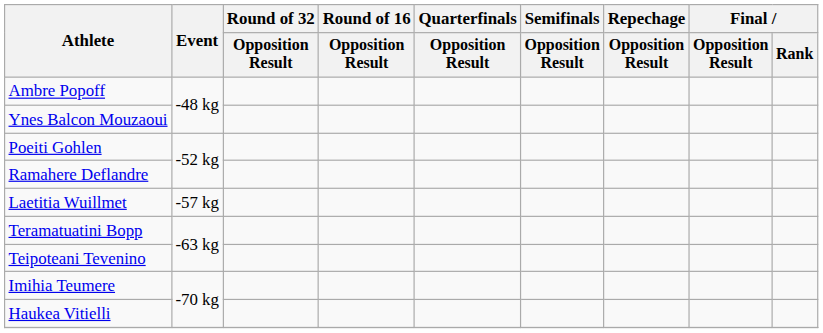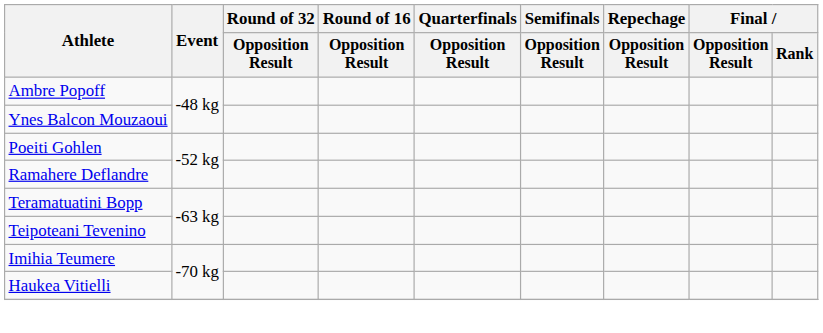- row: (68, 202)
